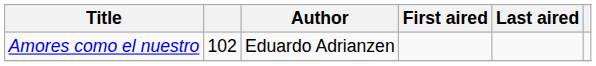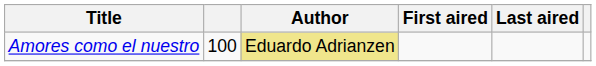(222, 46) 102 -> (222, 46) 100
(320, 46) no background -> (320, 46) khaki background
